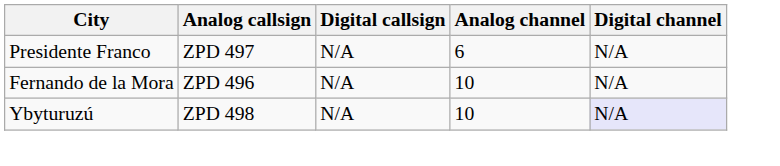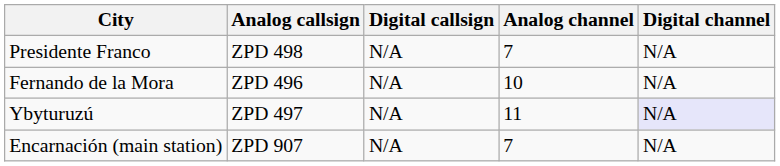(219, 51) ZPD 497 -> (267, 51) ZPD 498
(459, 51) 6 -> (508, 51) 7
(219, 113) ZPD 498 -> (267, 113) ZPD 497
(464, 113) 10 -> (513, 113) 11
+ row: (116, 144)
